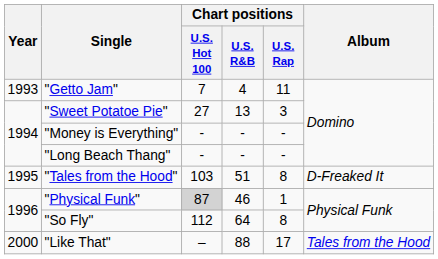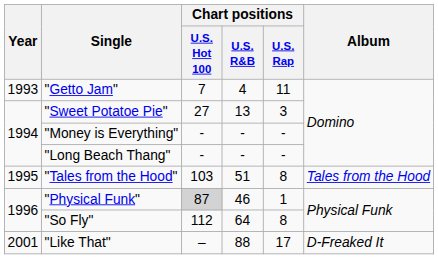(345, 177) D-Freaked It -> (368, 177) Tales from the Hood
(23, 242) 2000 -> (23, 242) 2001
(368, 242) Tales from the Hood -> (345, 242) D-Freaked It
